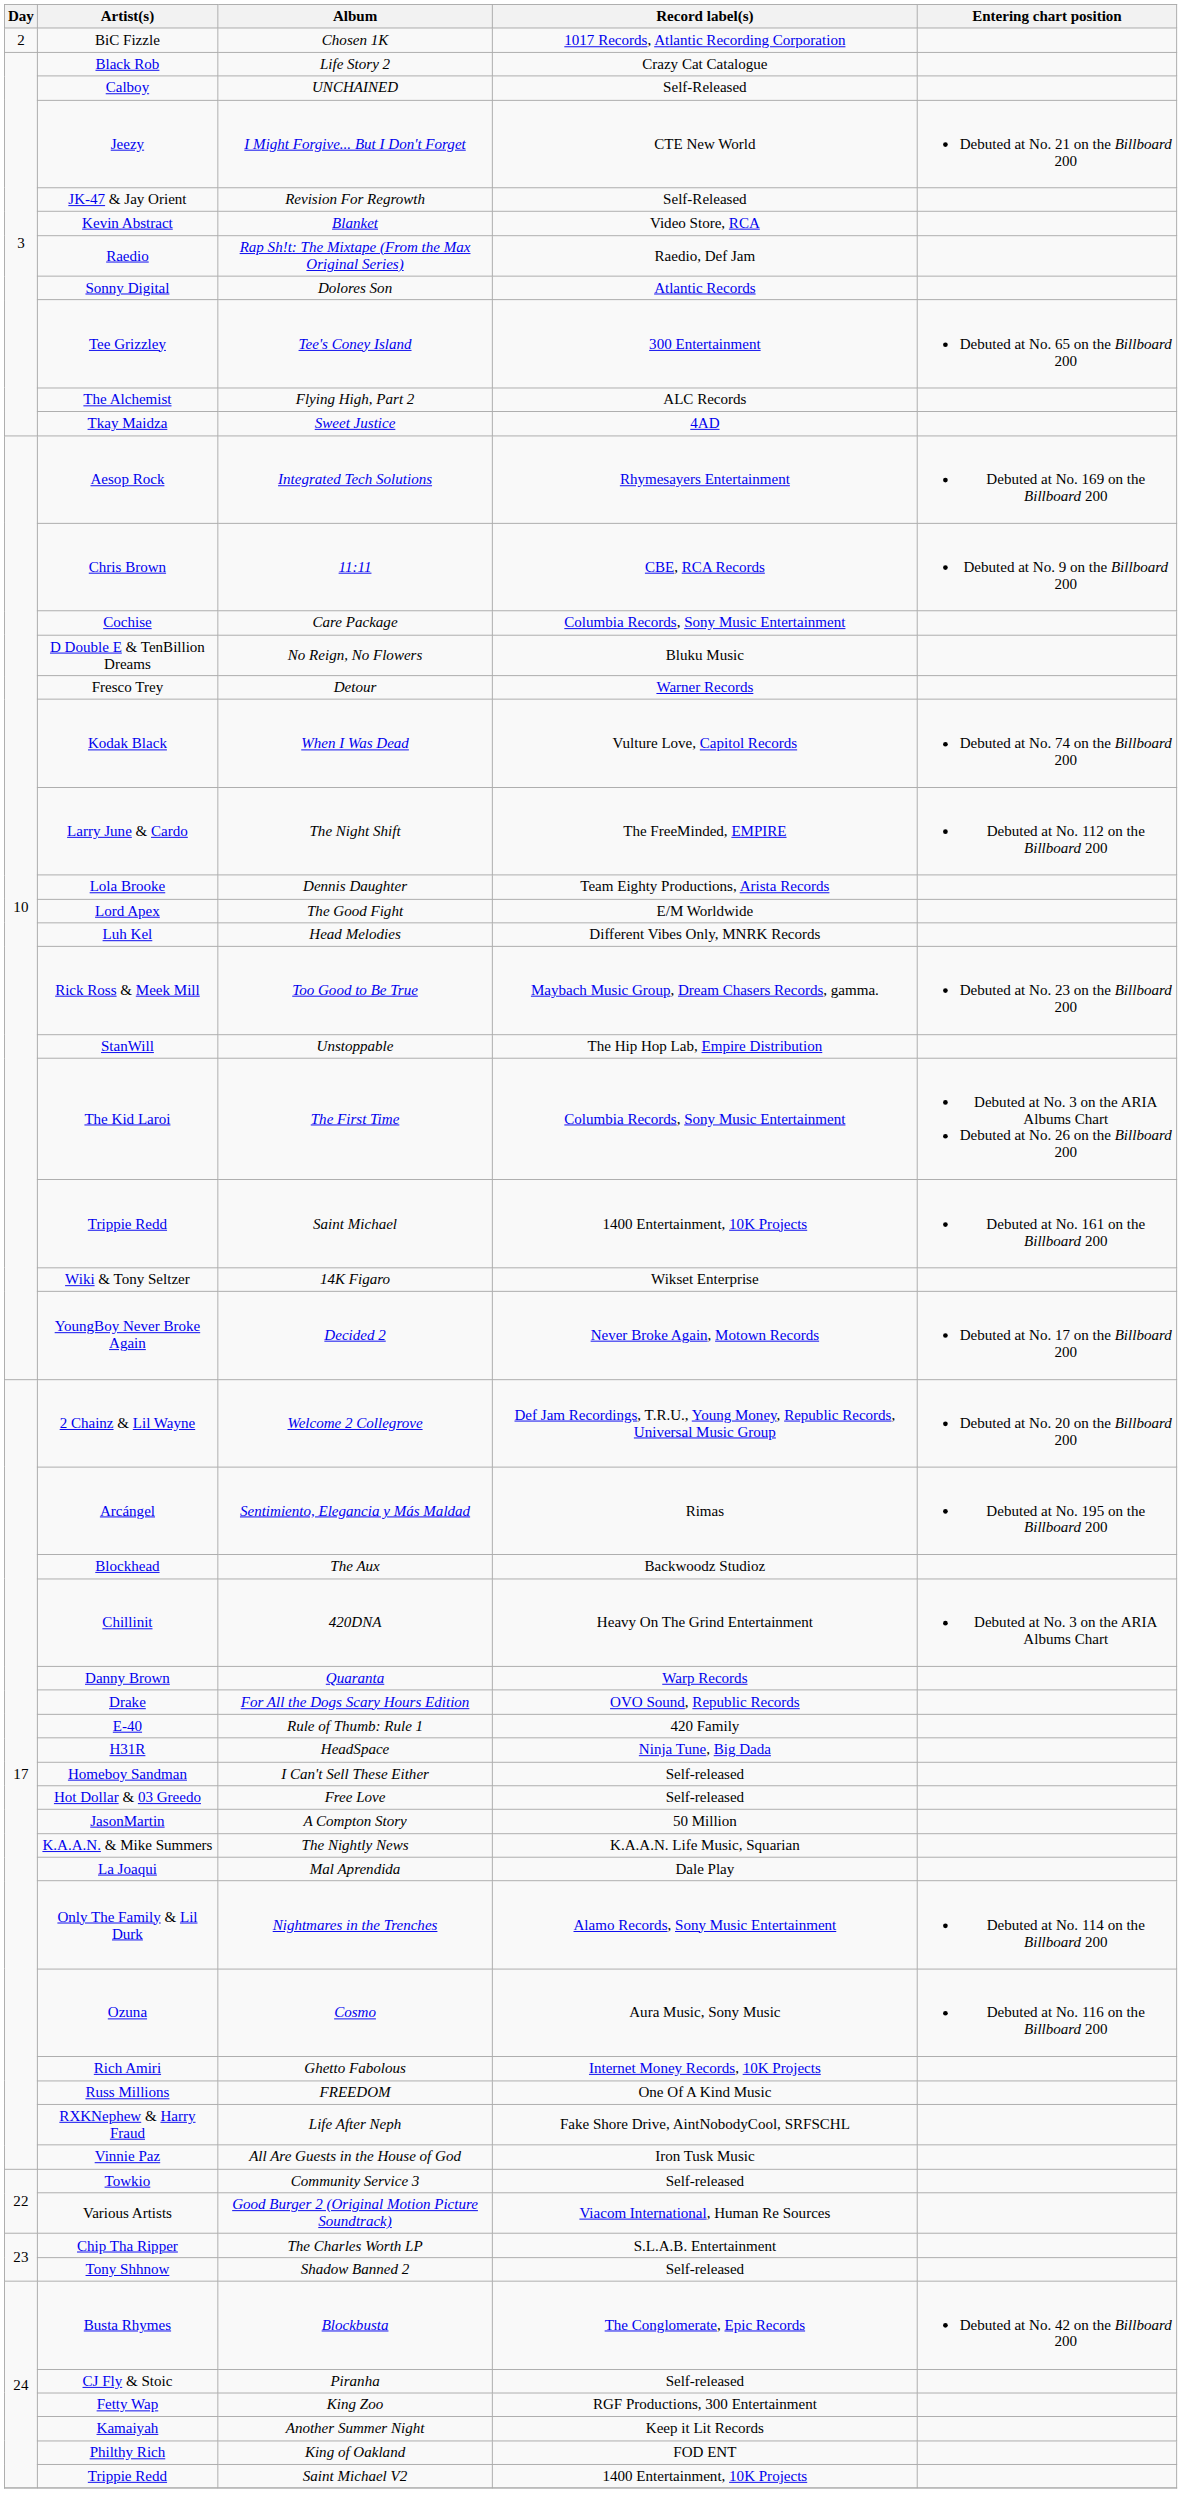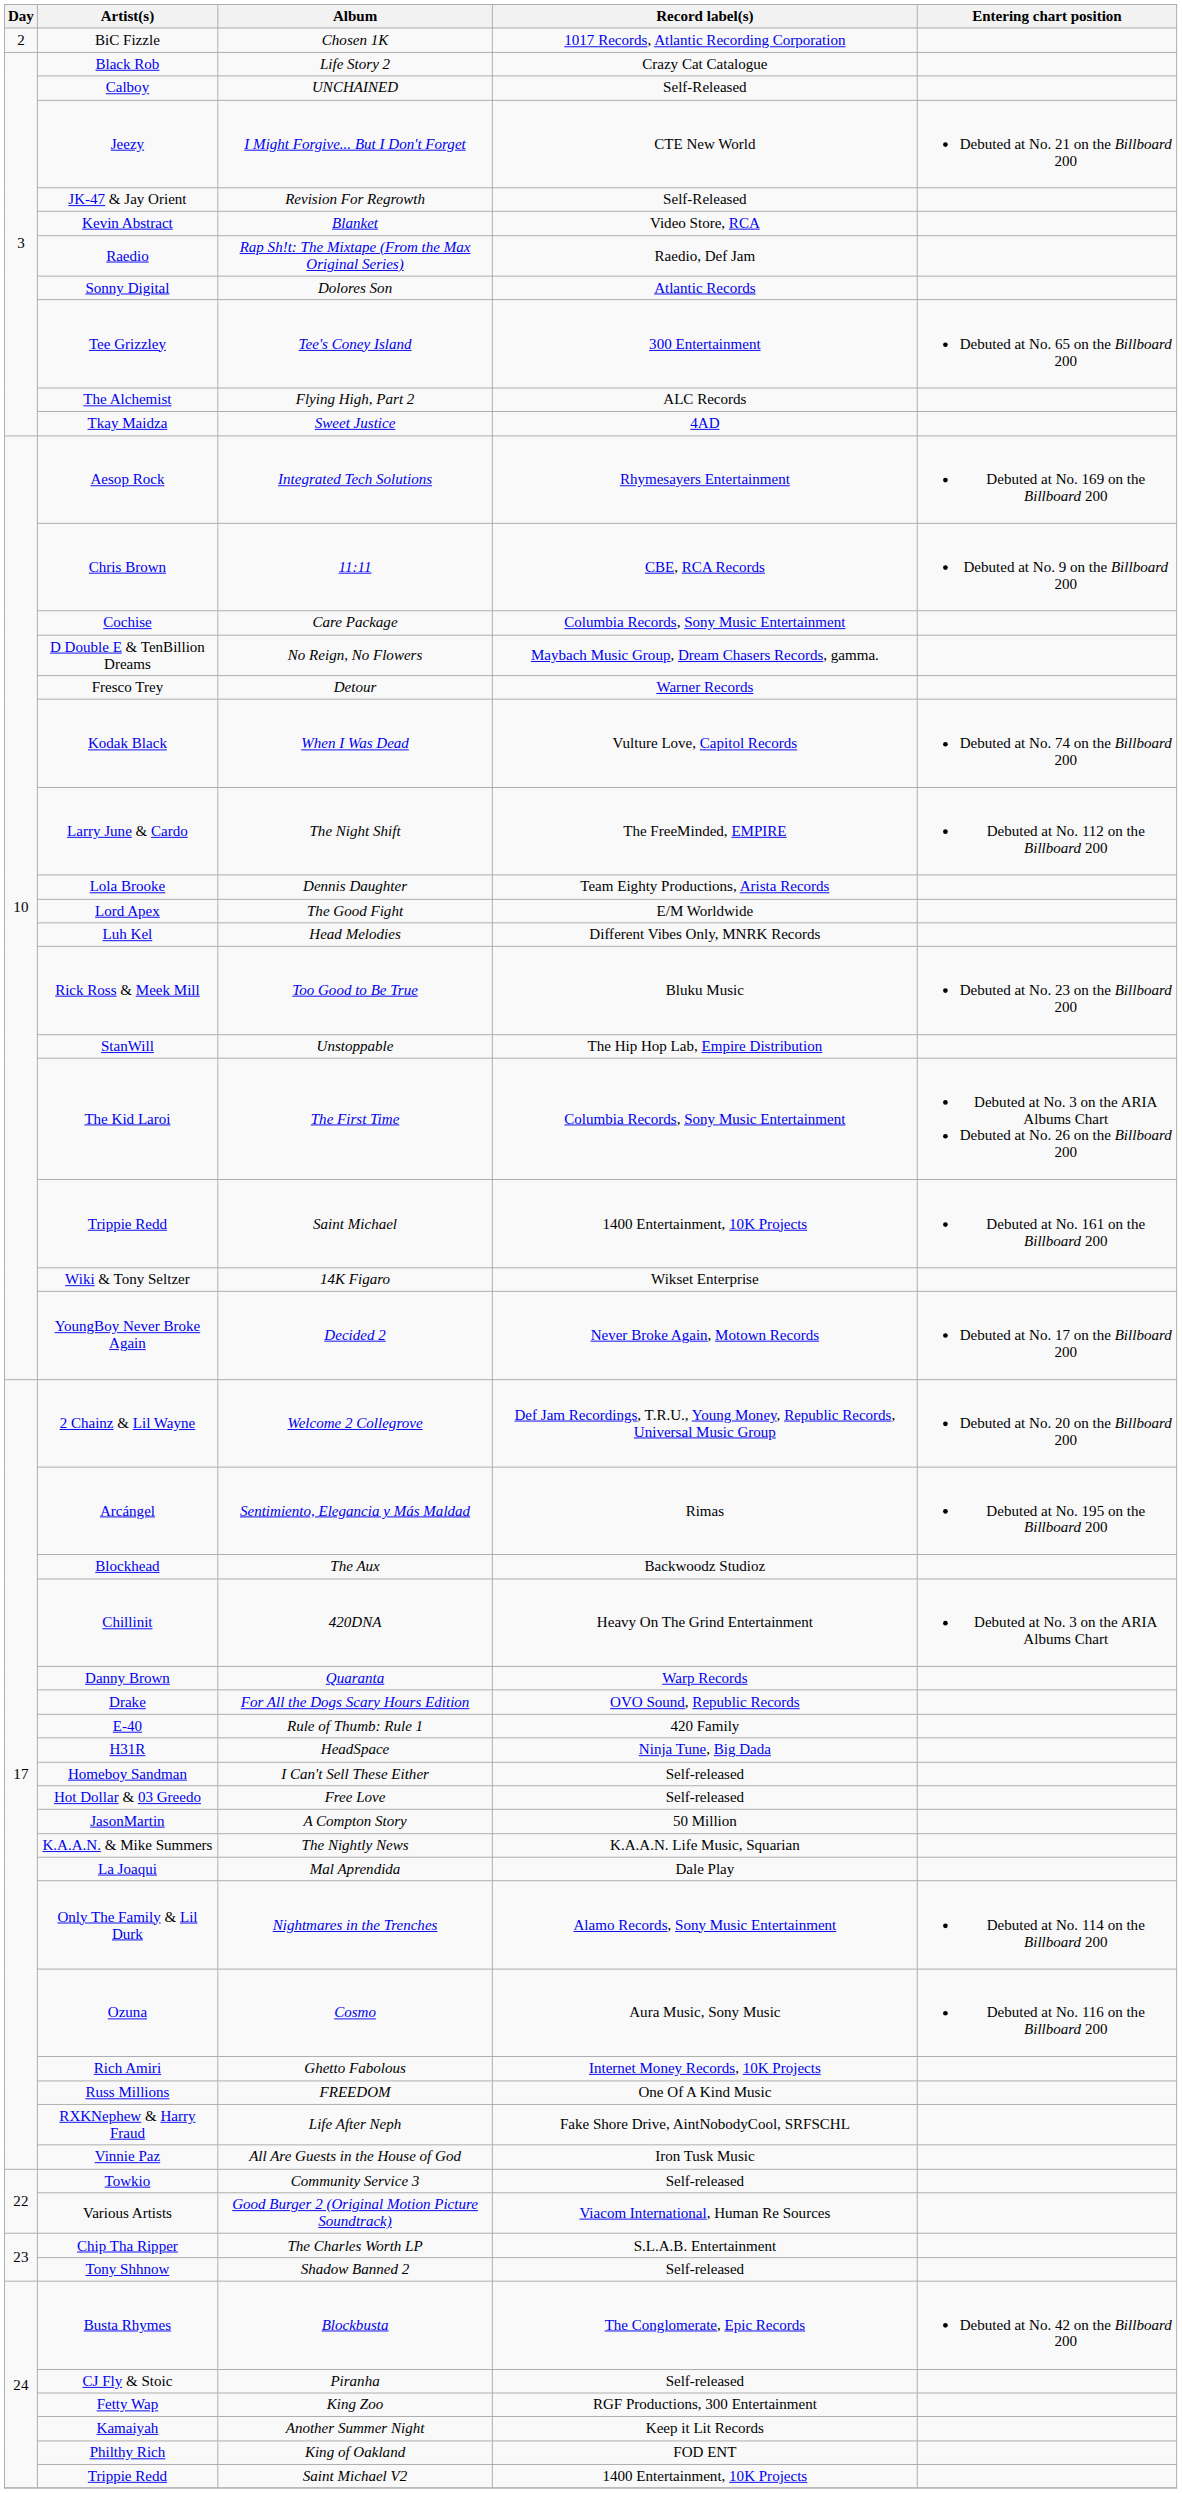(705, 655) Bluku Music -> (705, 655) Maybach Music Group, Dream Chasers Records, gamma.
(705, 990) Maybach Music Group, Dream Chasers Records, gamma. -> (705, 990) Bluku Music
